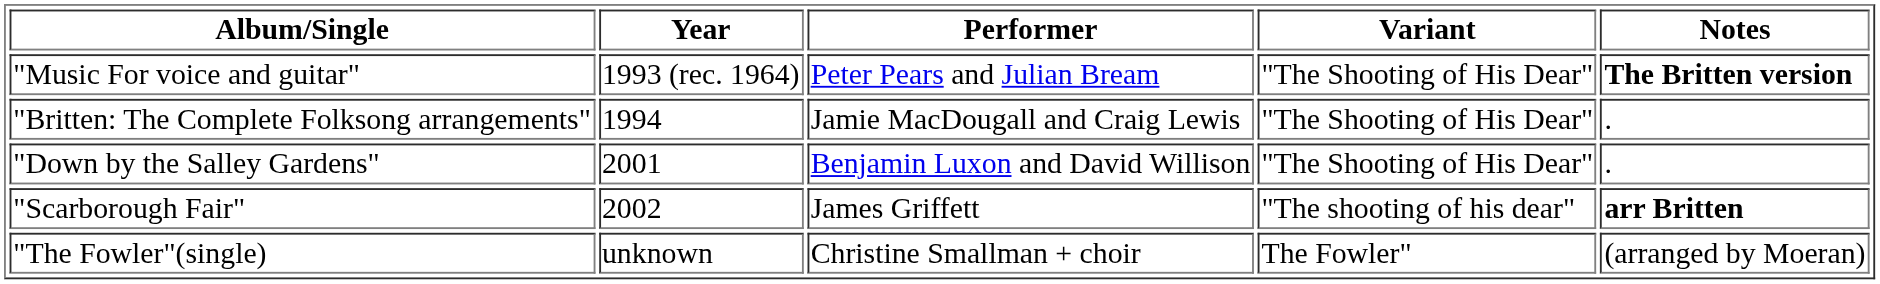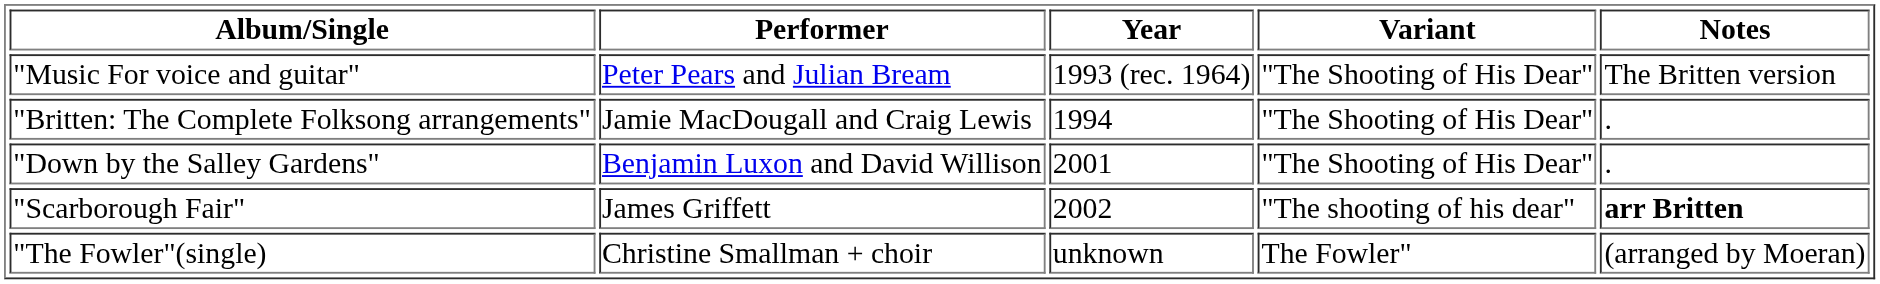columns swapped: (1030, 29) <-> (701, 29)
(1728, 74) bold -> (1720, 74) normal
